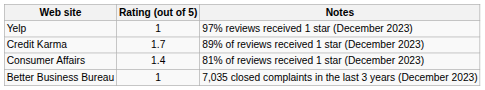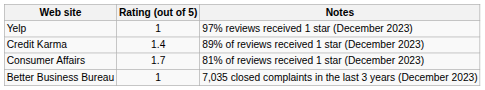(158, 45) 1.7 -> (158, 45) 1.4
(158, 61) 1.4 -> (158, 61) 1.7
